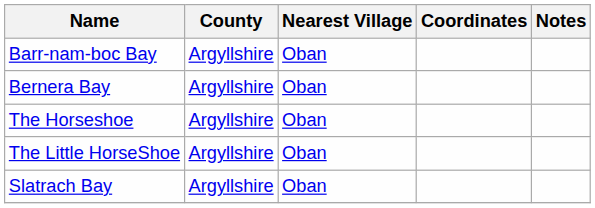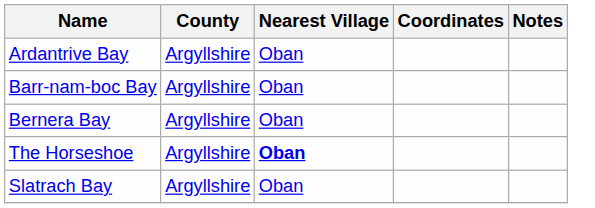+ row: (69, 54)
(304, 120) normal -> (282, 153) bold
- row: (94, 153)
